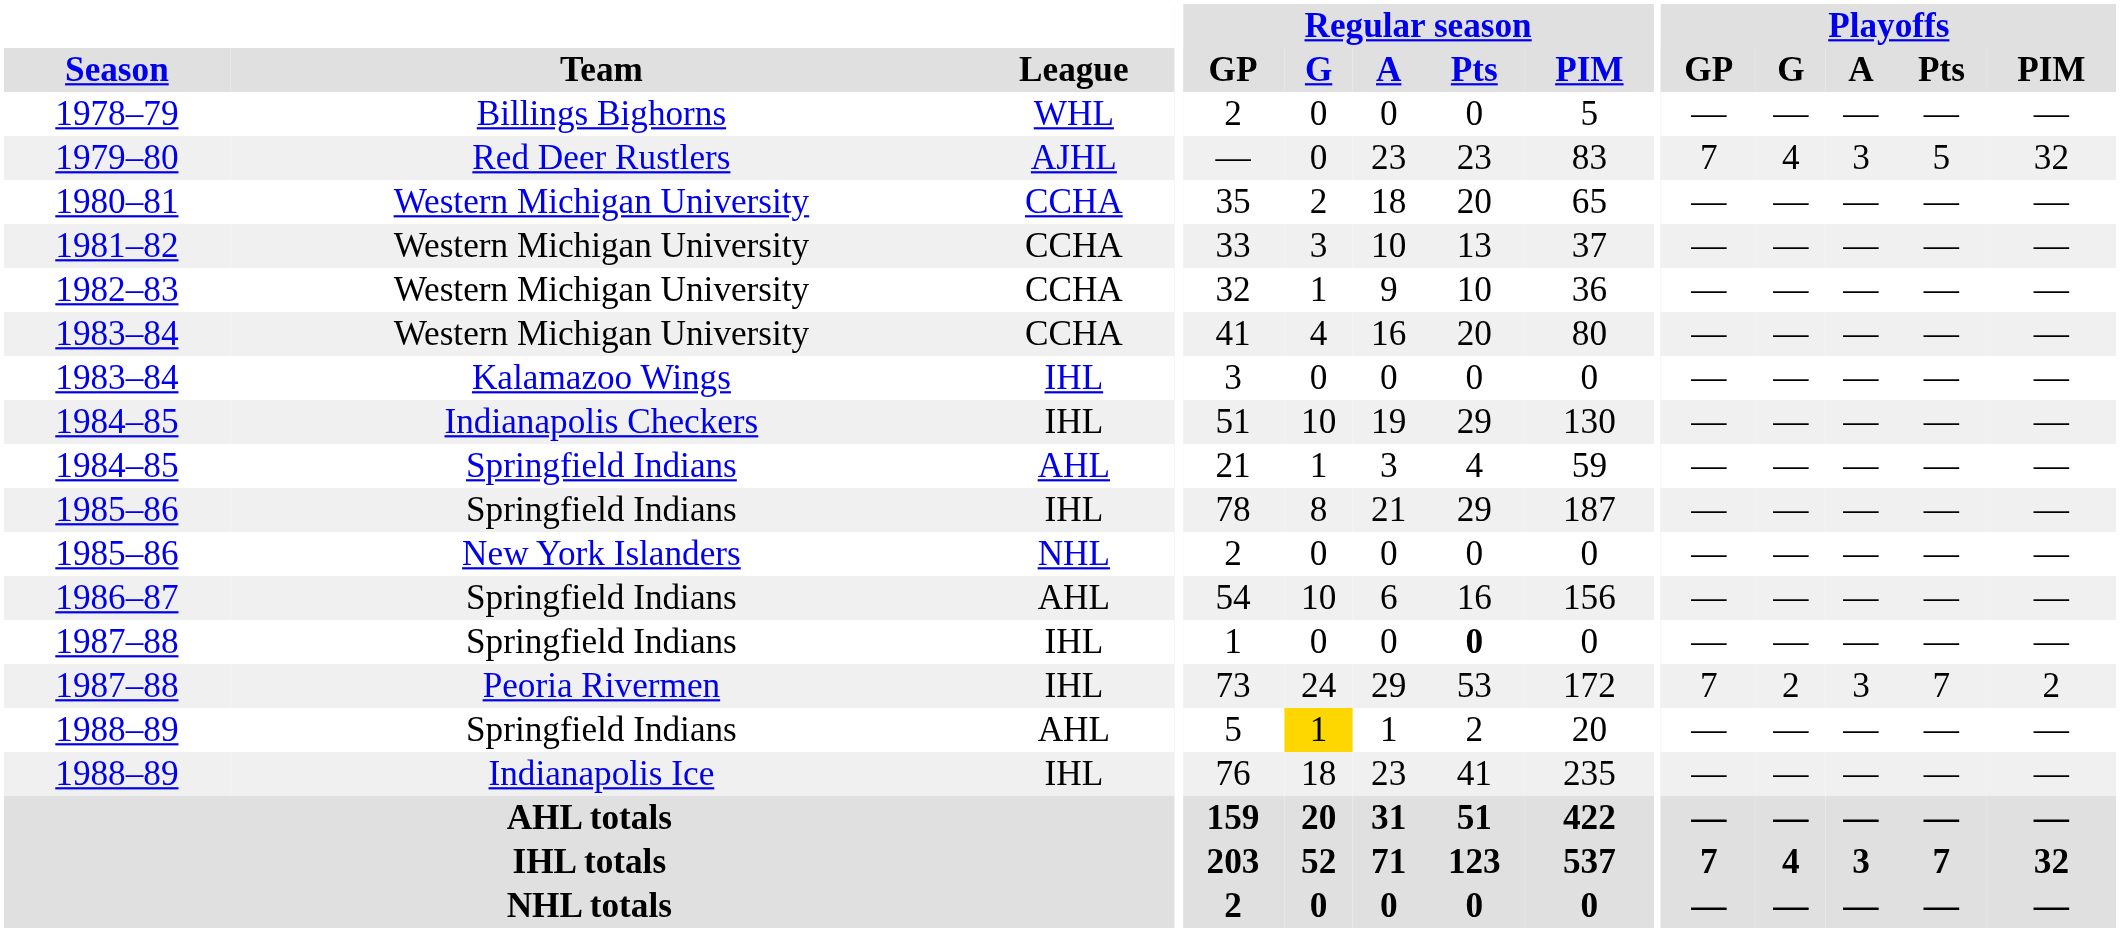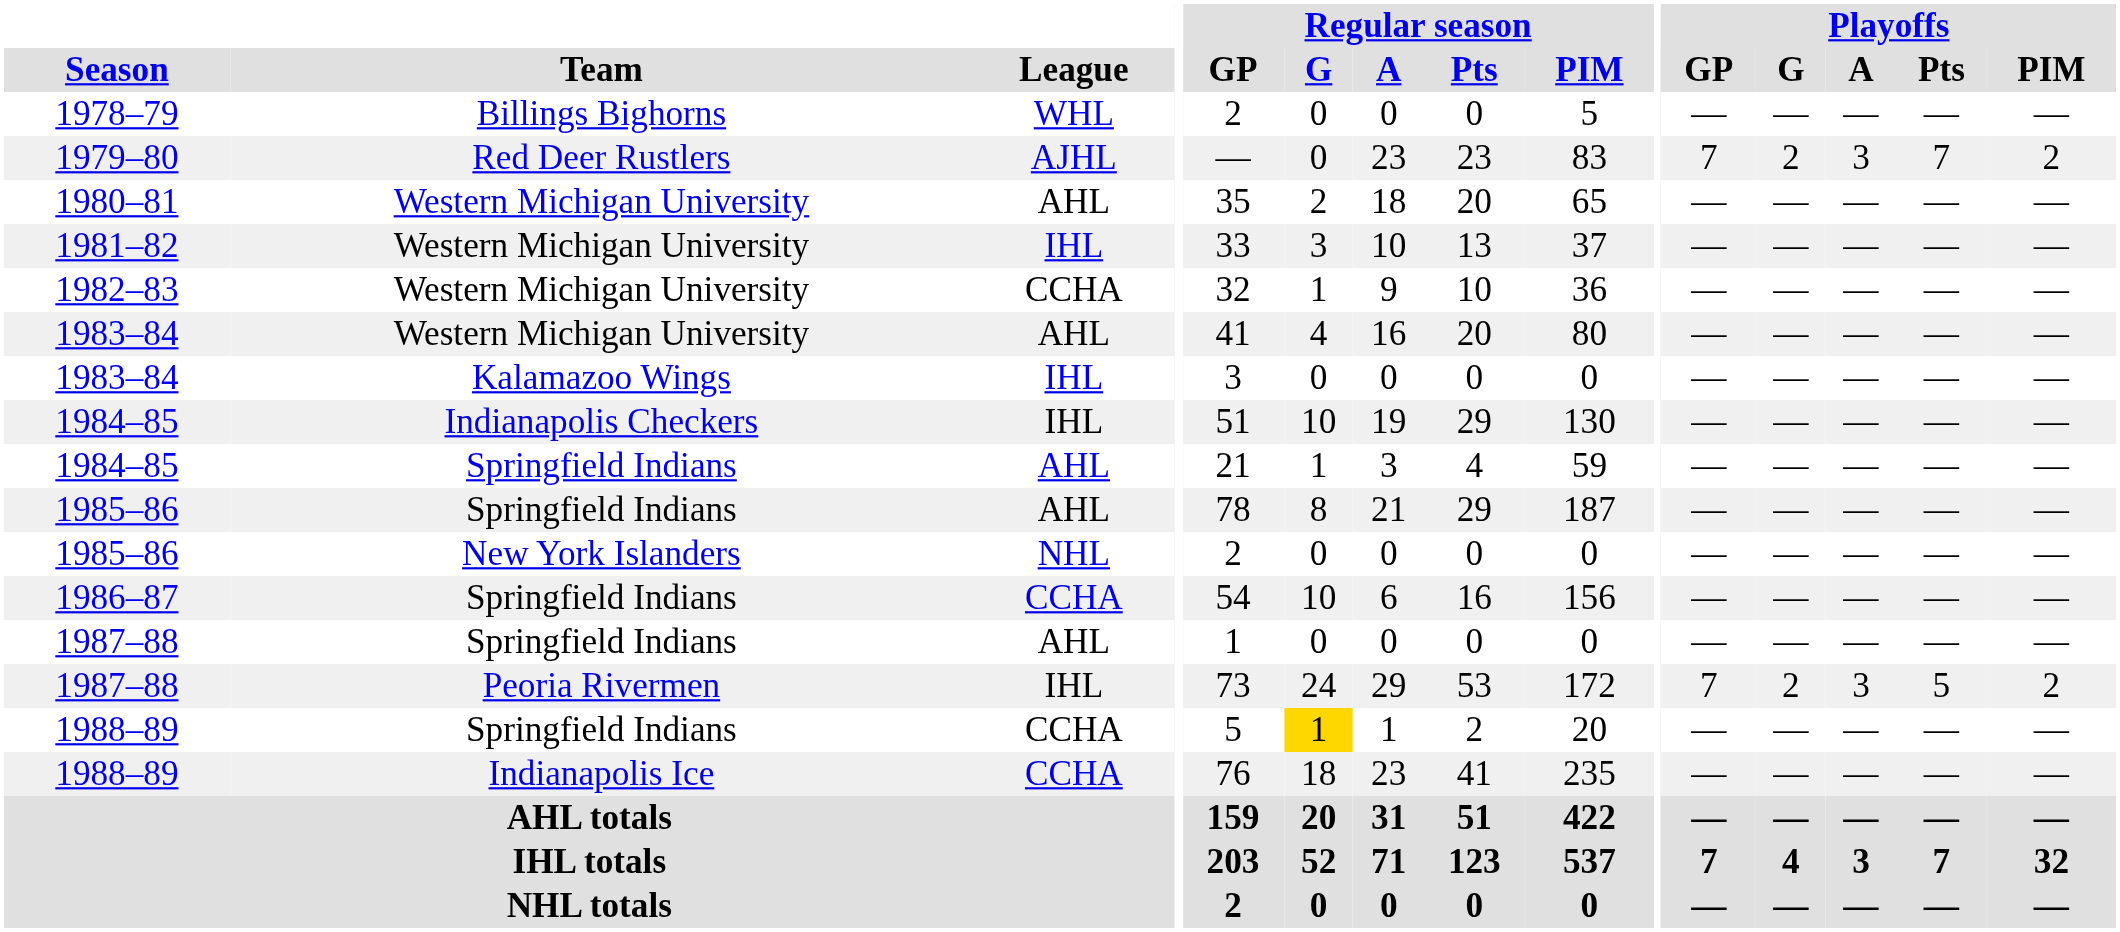(1791, 157) 4 -> (1791, 157) 2
(1941, 157) 5 -> (1941, 157) 7
(2051, 157) 32 -> (2051, 157) 2
(1074, 201) CCHA -> (1074, 201) AHL
(1074, 245) CCHA -> (1074, 245) IHL
(1074, 333) CCHA -> (1074, 333) AHL
(1074, 509) IHL -> (1074, 509) AHL
(1074, 597) AHL -> (1074, 597) CCHA
(1074, 641) IHL -> (1074, 641) AHL
(1474, 641) bold -> (1474, 641) normal
(1941, 685) 7 -> (1941, 685) 5
(1074, 729) AHL -> (1074, 729) CCHA
(1074, 773) IHL -> (1074, 773) CCHA
